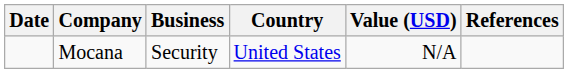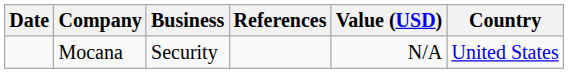columns swapped: (287, 20) <-> (512, 20)
